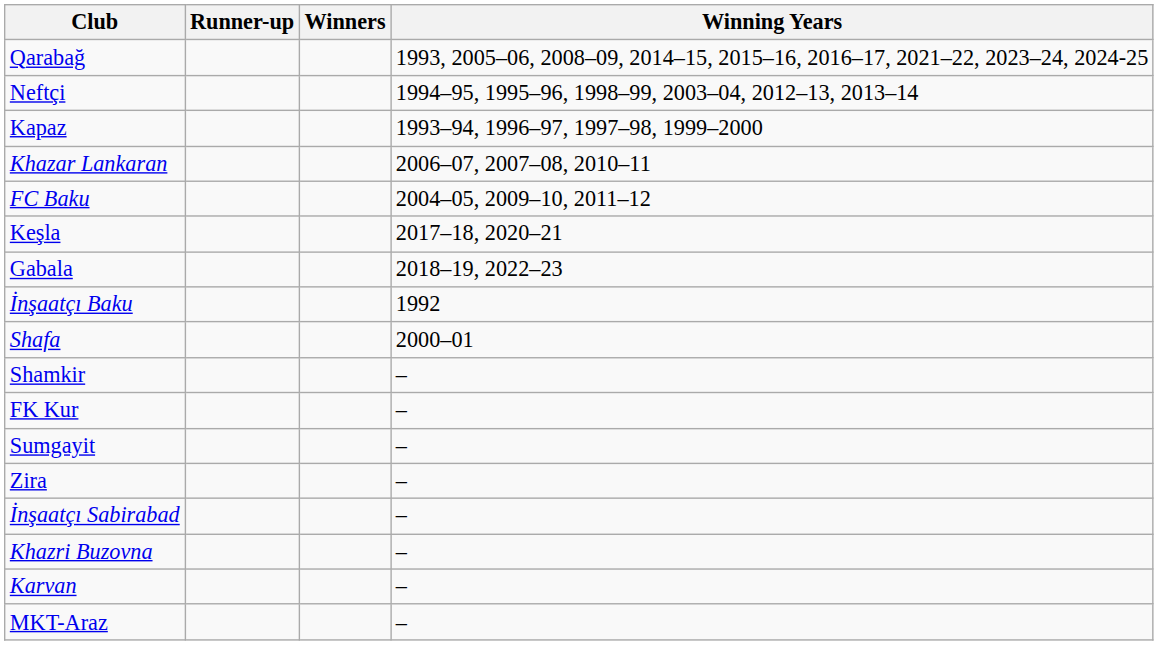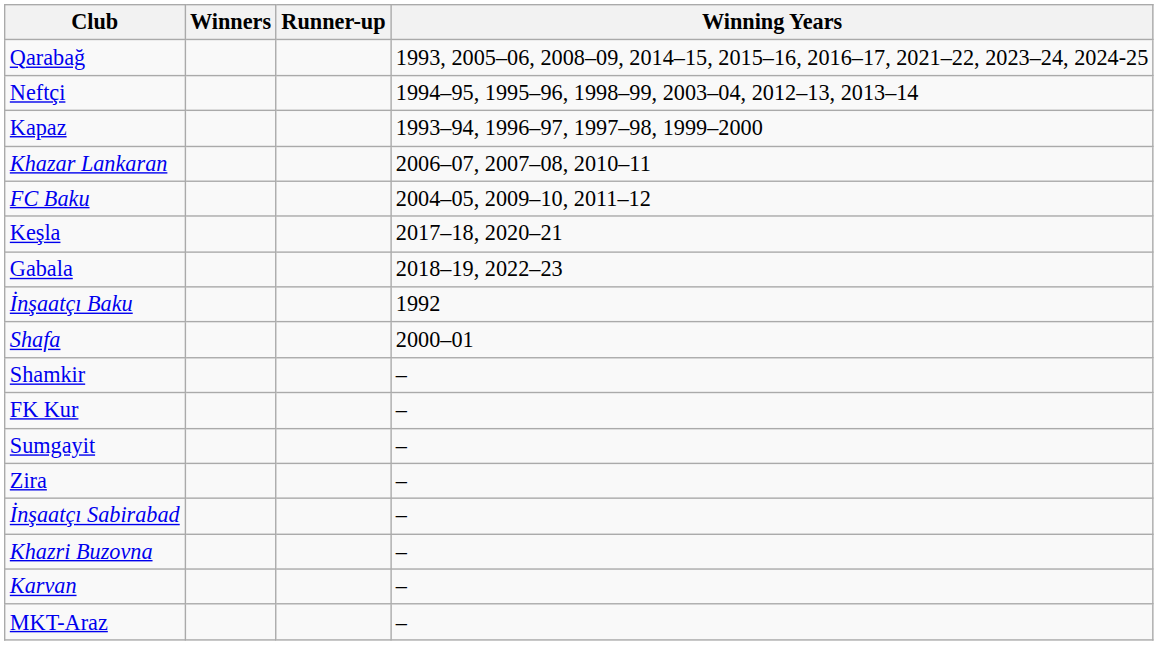columns swapped: (345, 22) <-> (242, 22)
